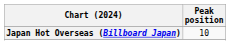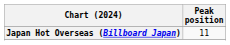(204, 33) 10 -> (204, 33) 11
